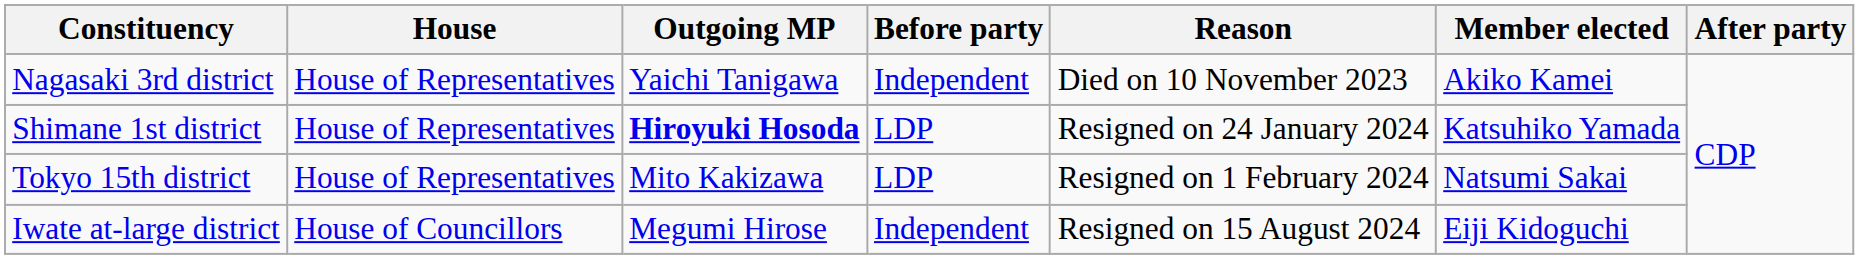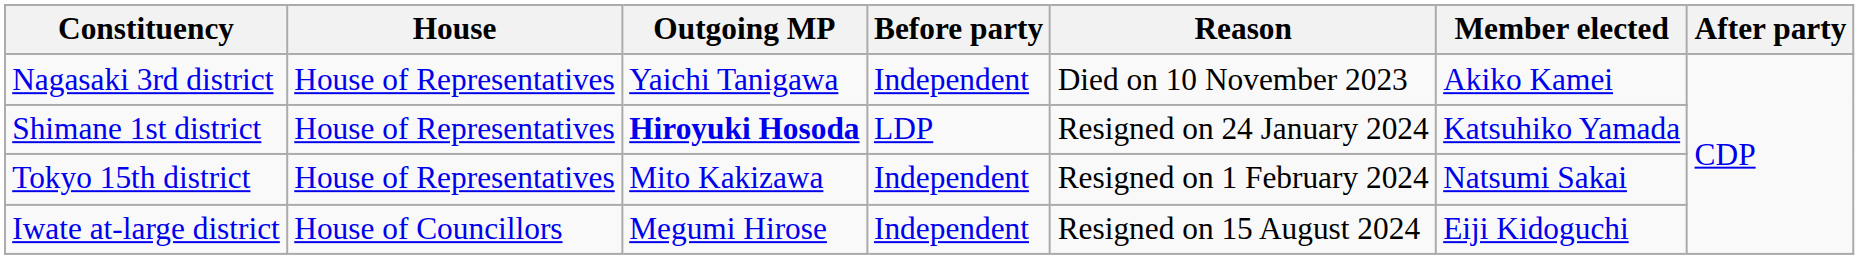(904, 178) LDP -> (951, 178) Independent
